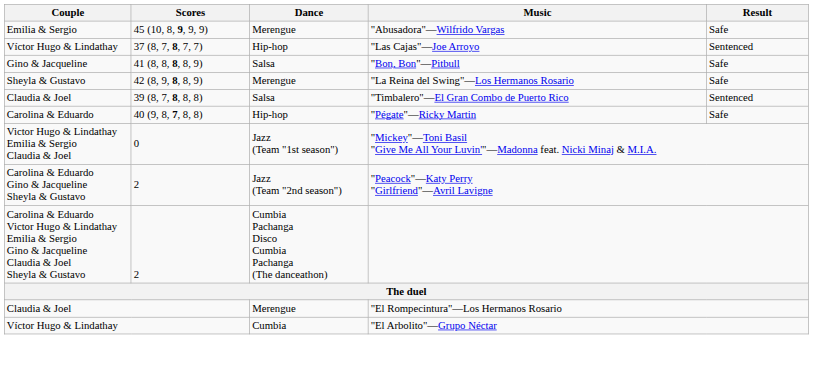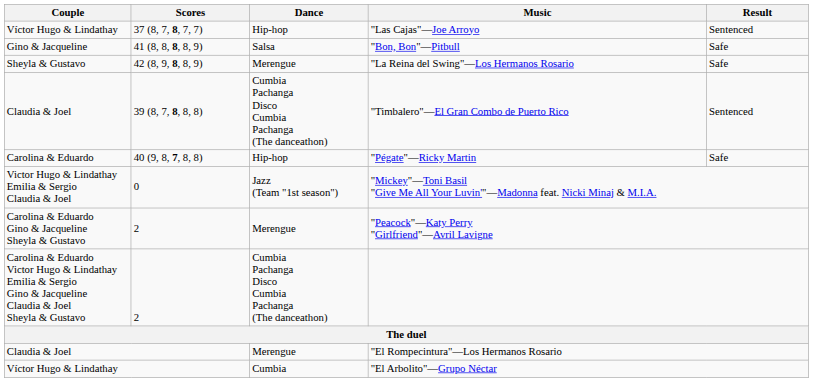- row: (438, 30)
(264, 98) Salsa -> (290, 111) Cumbia Pachanga Disco Cumbia Pachanga (The danceathon)
(297, 185) Jazz (Team "2nd season") -> (274, 228) Merengue
